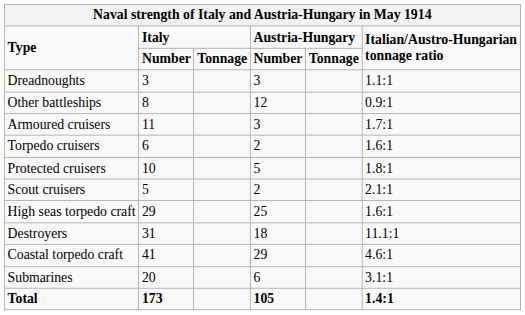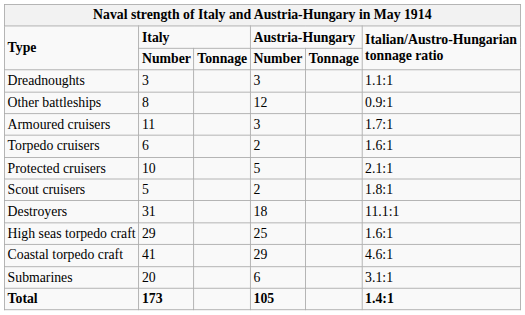(379, 168) 1.8:1 -> (379, 168) 2.1:1
(379, 189) 2.1:1 -> (379, 189) 1.8:1
rows swapped: (37, 233) <-> (72, 211)
